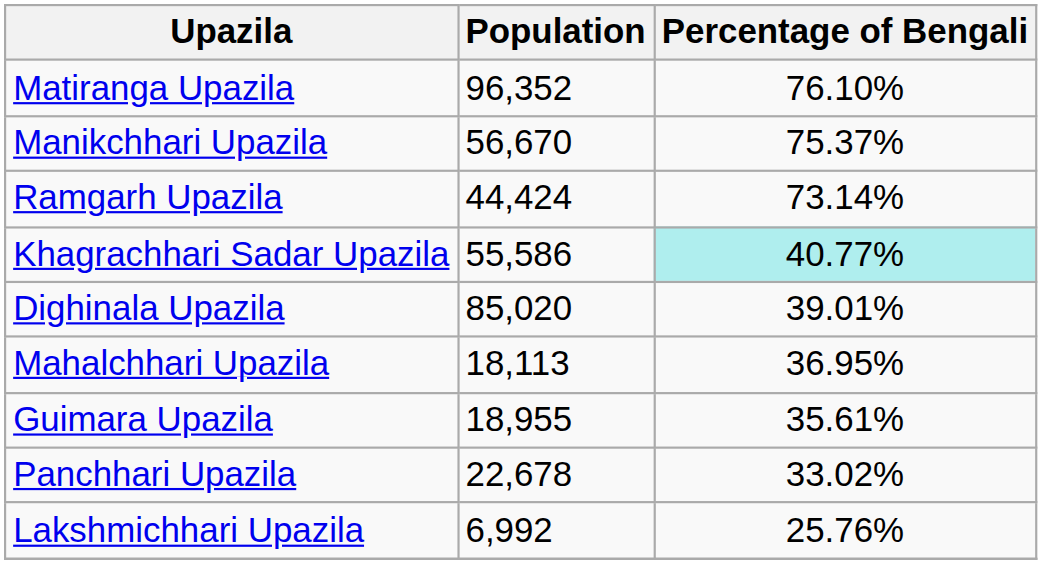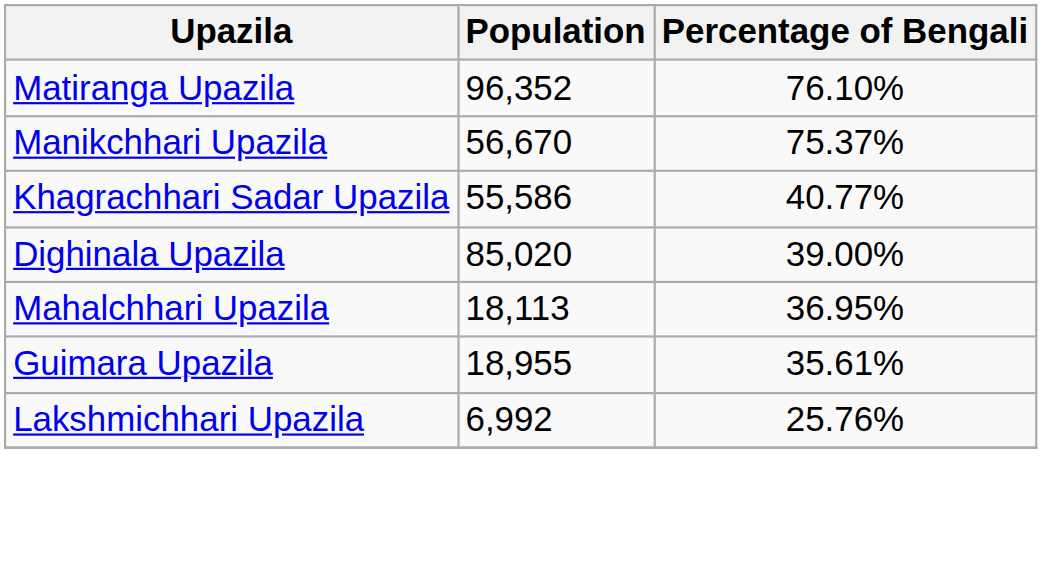- row: (148, 198)
(845, 253) paleturquoise background -> (845, 198) no background
(845, 308) 39.01% -> (845, 253) 39.00%
- row: (155, 474)
